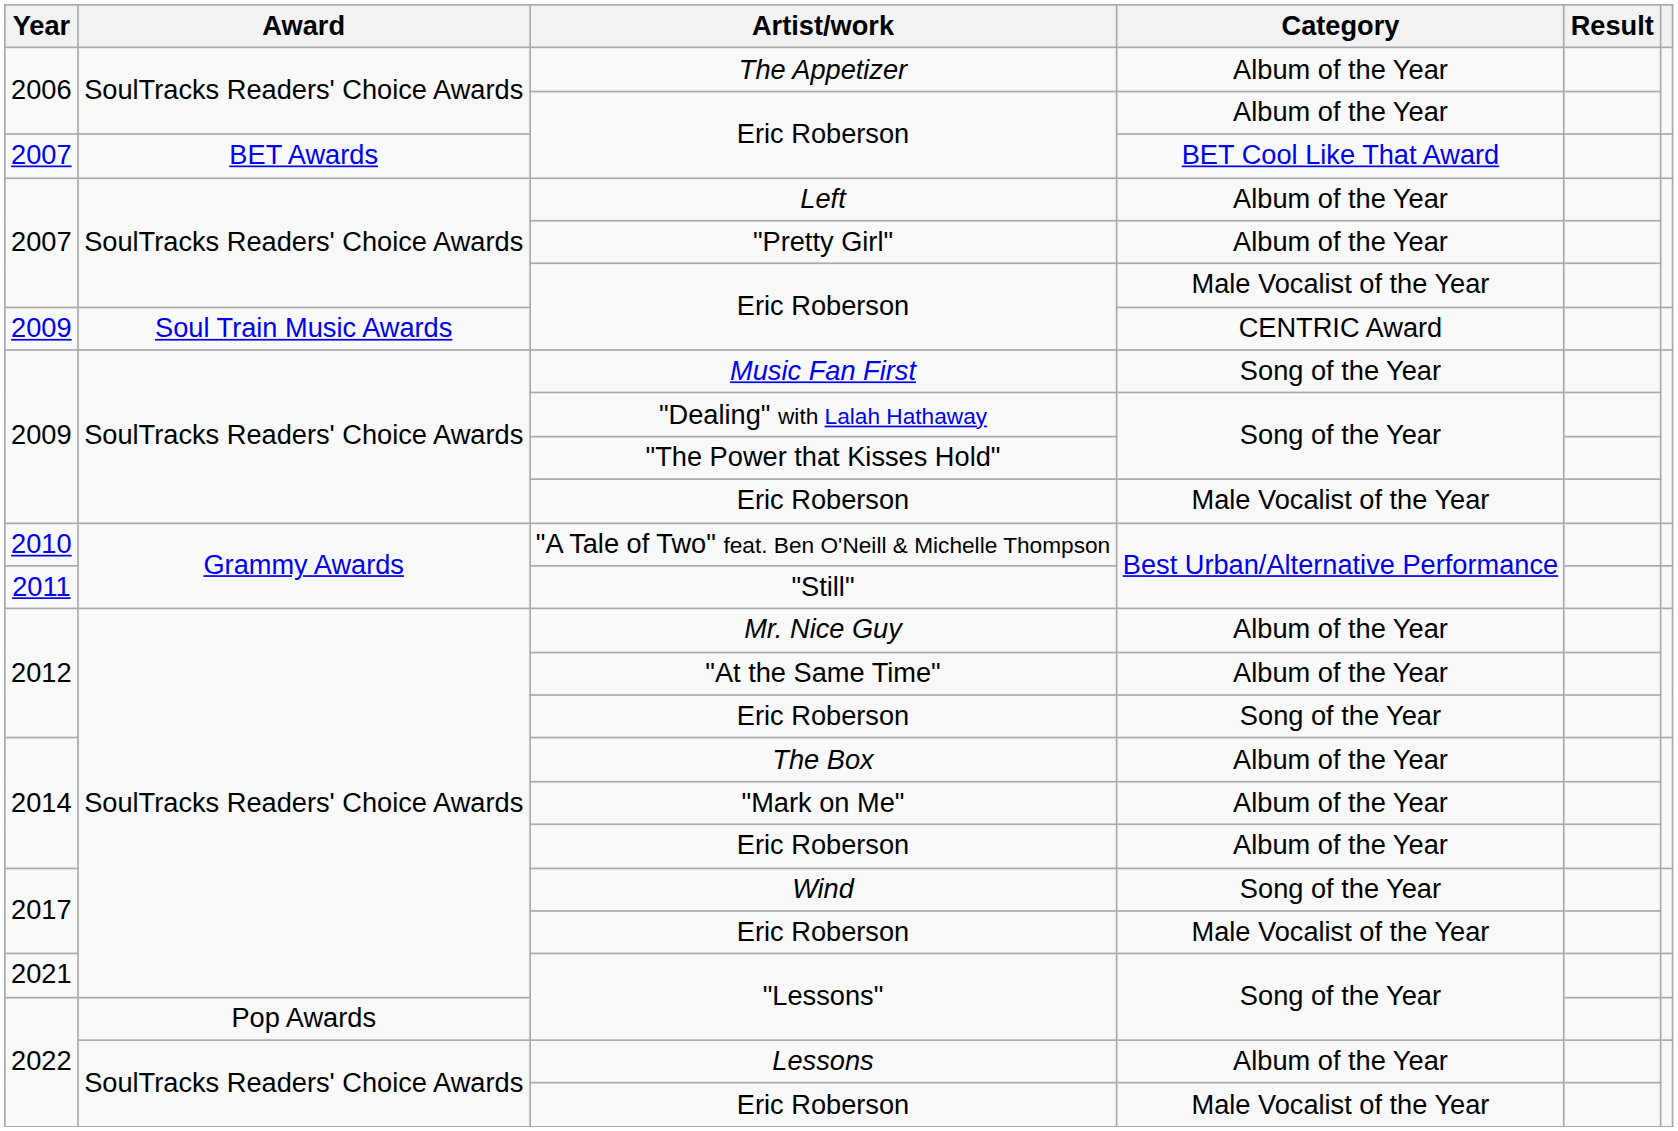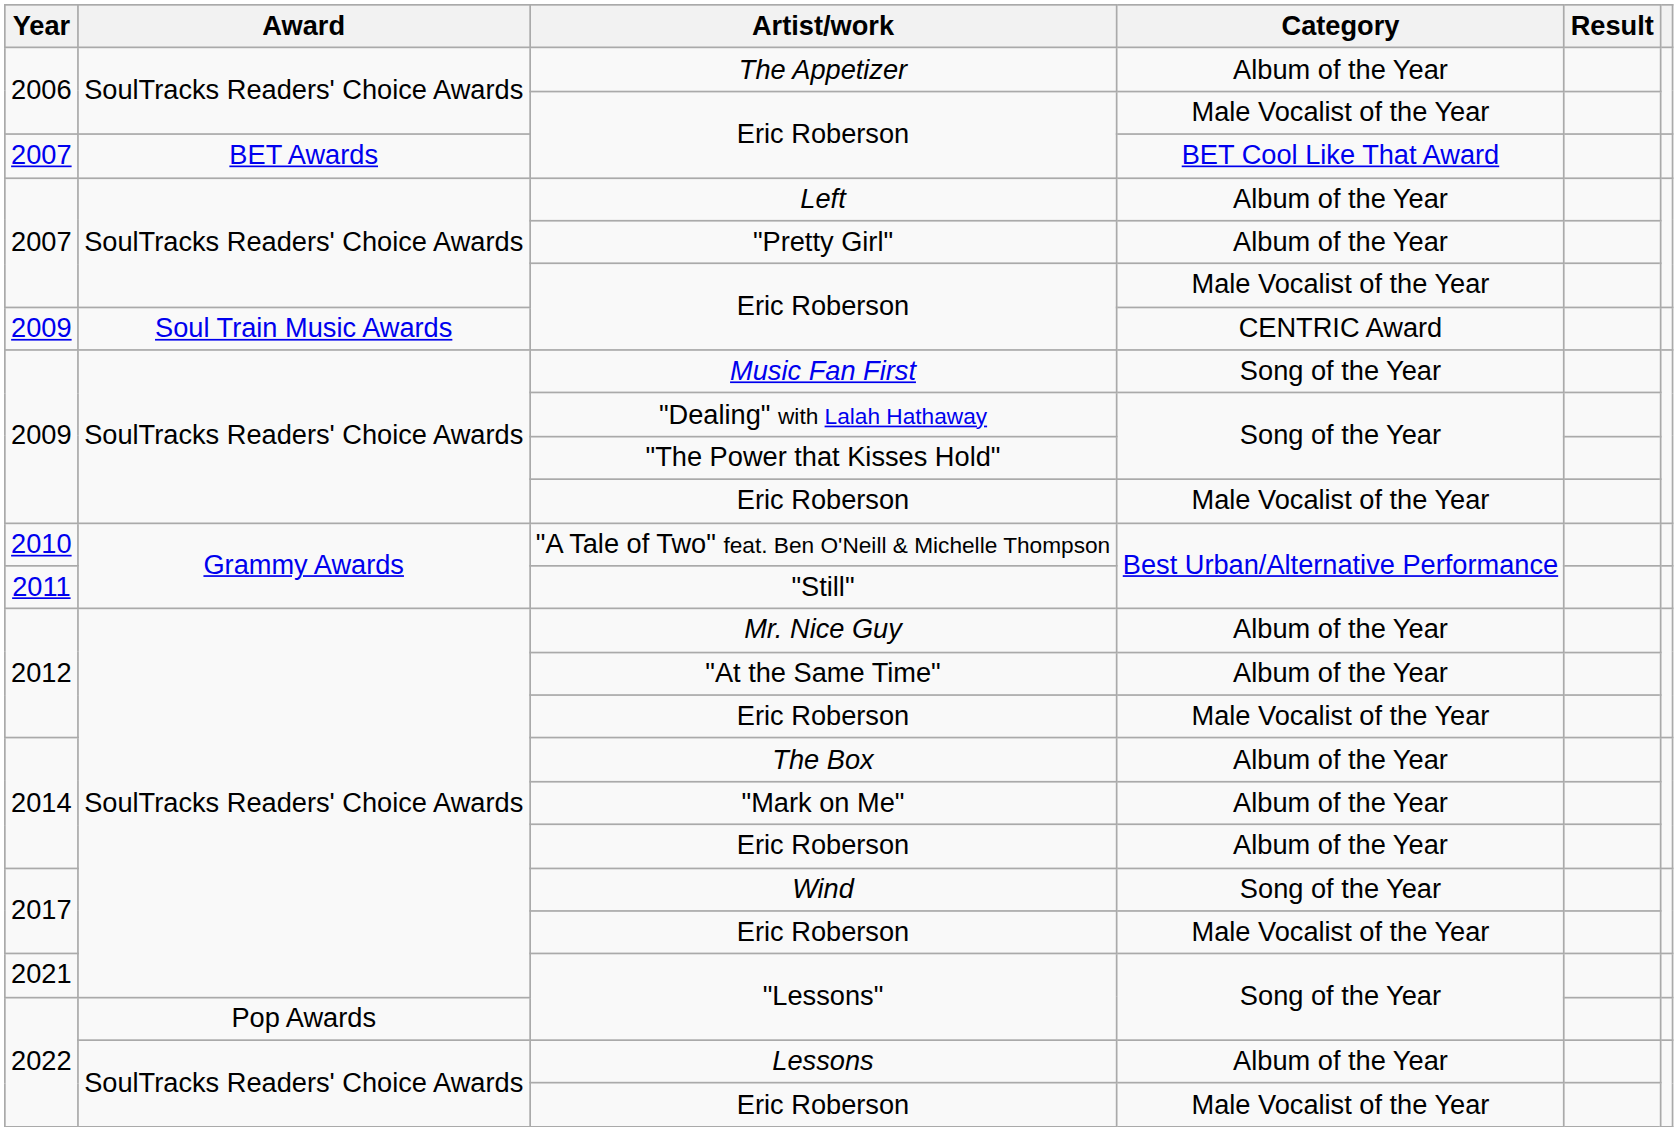(1340, 112) Album of the Year -> (1340, 112) Male Vocalist of the Year
(1340, 716) Song of the Year -> (1340, 716) Male Vocalist of the Year
